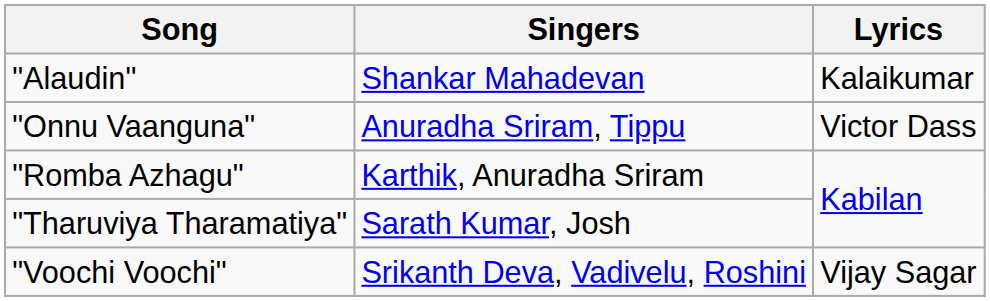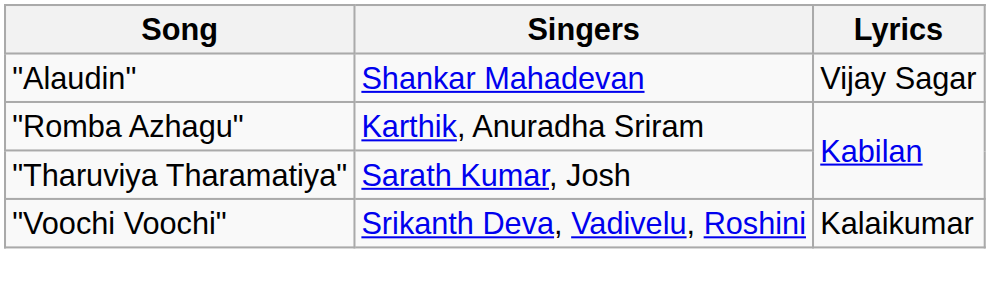(897, 78) Kalaikumar -> (898, 78) Vijay Sagar
- row: (134, 127)
(898, 273) Vijay Sagar -> (897, 224) Kalaikumar
